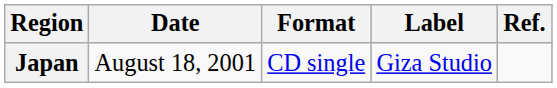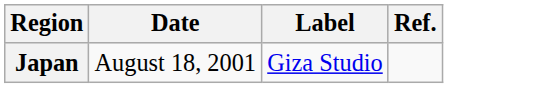- column: (316, 23)
